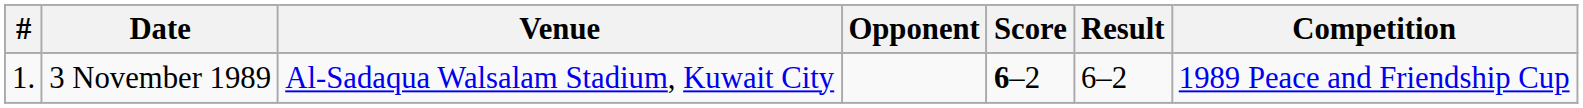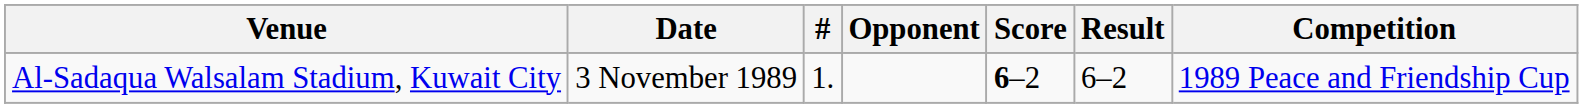columns swapped: (24, 28) <-> (560, 28)
